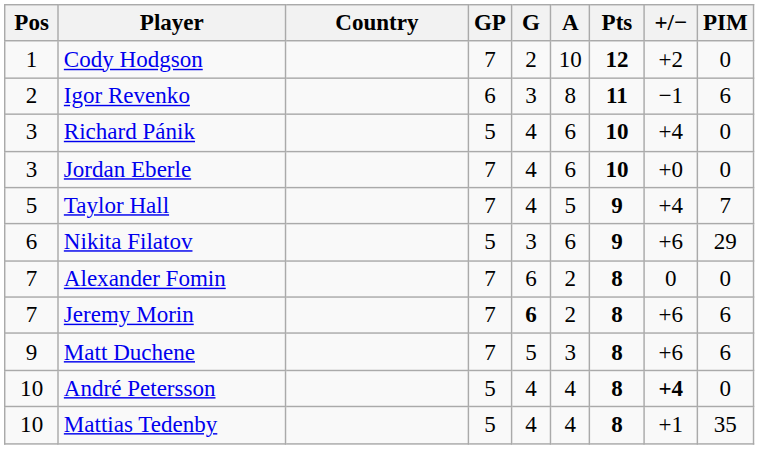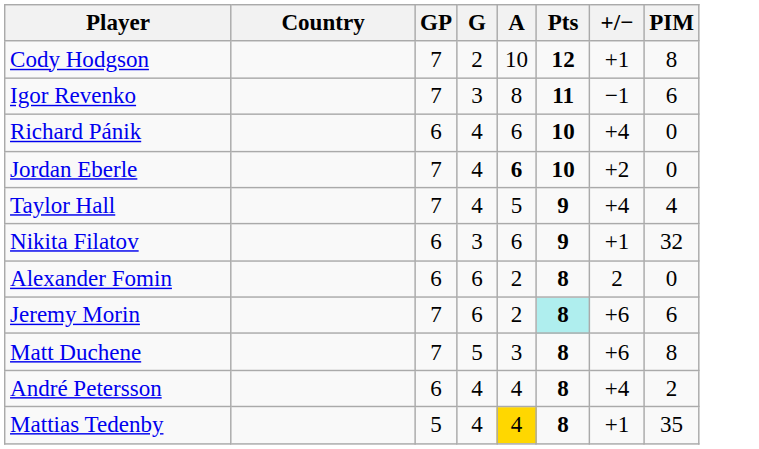- column: (32, 22)
(671, 59) +2 -> (617, 59) +1
(725, 59) 0 -> (672, 59) 8
(490, 95) 6 -> (436, 95) 7
(490, 132) 5 -> (436, 132) 6
(570, 168) normal -> (517, 168) bold
(671, 168) +0 -> (617, 168) +2
(725, 205) 7 -> (672, 205) 4
(490, 242) 5 -> (436, 242) 6
(671, 242) +6 -> (617, 242) +1
(725, 242) 29 -> (672, 242) 32
(490, 278) 7 -> (436, 278) 6
(671, 278) 0 -> (617, 278) 2
(531, 315) bold -> (477, 315) normal
(617, 315) no background -> (563, 315) paleturquoise background
(725, 351) 6 -> (672, 351) 8
(490, 388) 5 -> (436, 388) 6
(671, 388) bold -> (617, 388) normal
(725, 388) 0 -> (672, 388) 2
(570, 424) no background -> (517, 424) gold background
